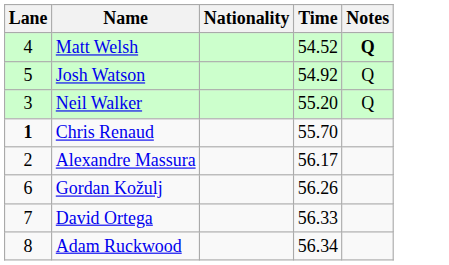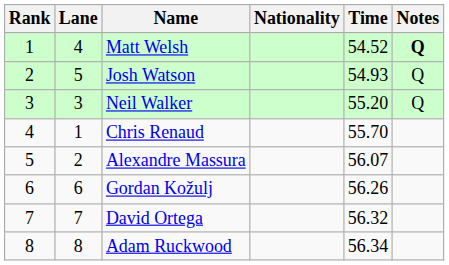+ column: (30, 18)
(318, 75) 54.92 -> (368, 75) 54.93
(28, 132) bold -> (78, 132) normal
(318, 160) 56.17 -> (368, 160) 56.07
(318, 217) 56.33 -> (368, 217) 56.32
